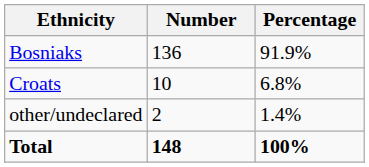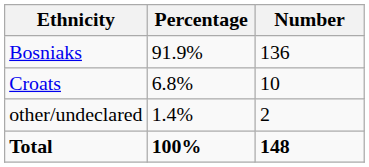columns swapped: (201, 20) <-> (310, 20)
